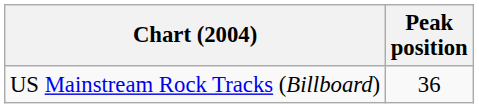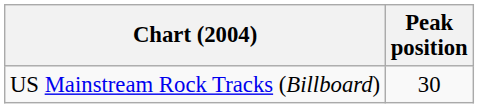(429, 84) 36 -> (429, 84) 30
